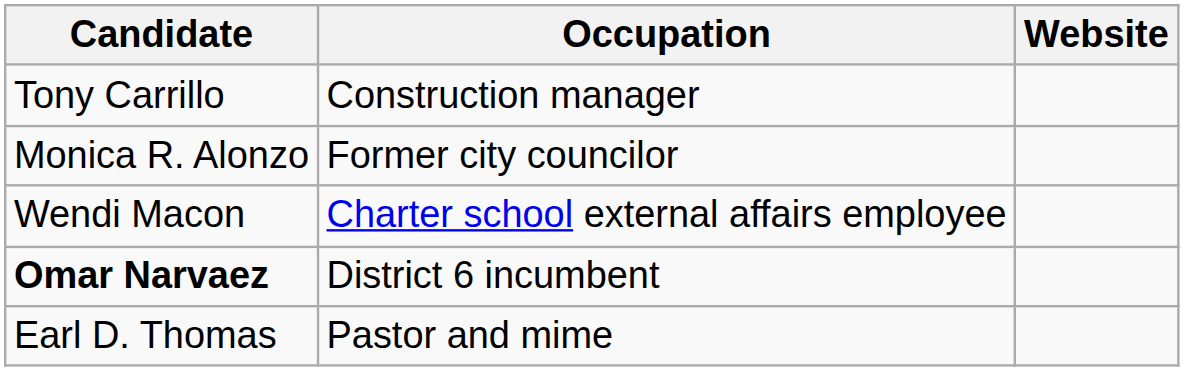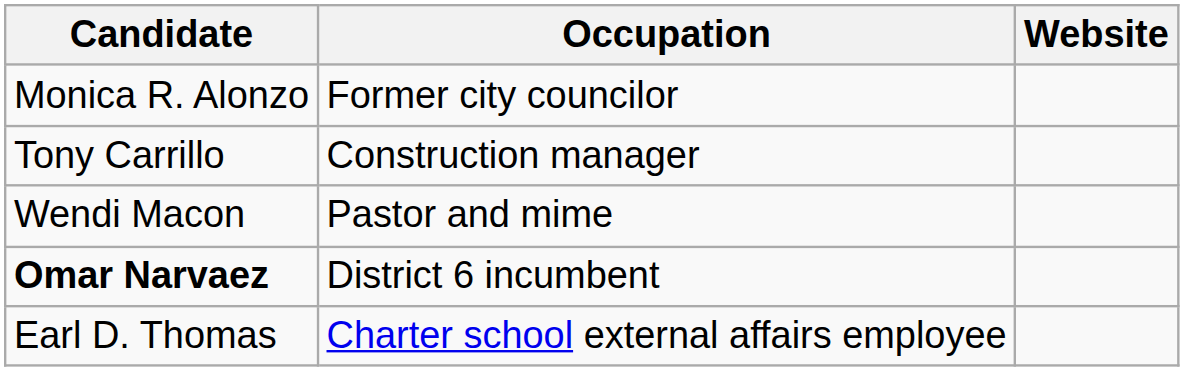rows swapped: (161, 154) <-> (119, 94)
(667, 214) Charter school external affairs employee -> (470, 214) Pastor and mime
(470, 335) Pastor and mime -> (667, 335) Charter school external affairs employee
